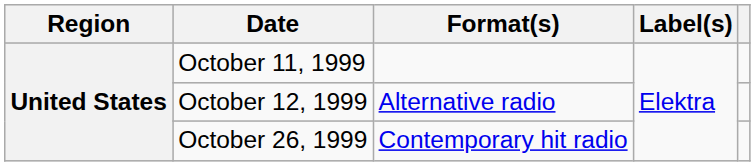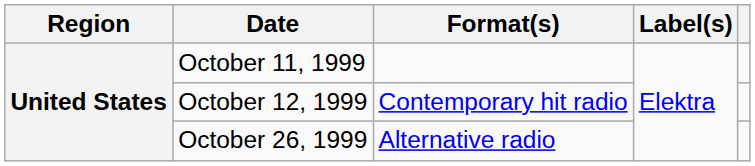(467, 101) Alternative radio -> (503, 101) Contemporary hit radio
(503, 140) Contemporary hit radio -> (467, 140) Alternative radio
